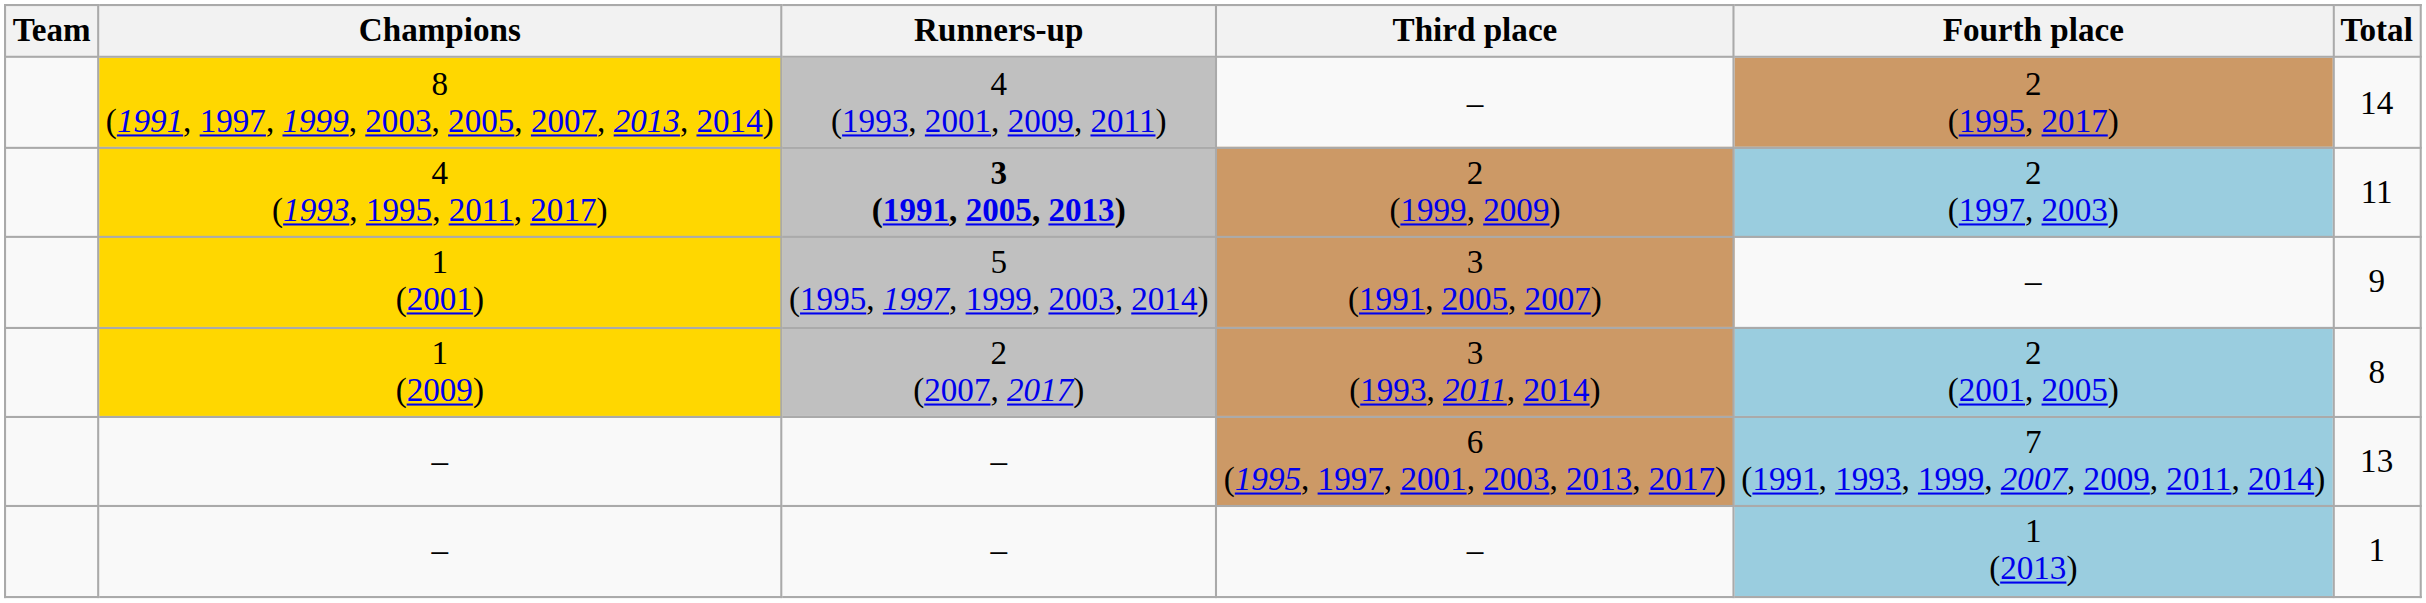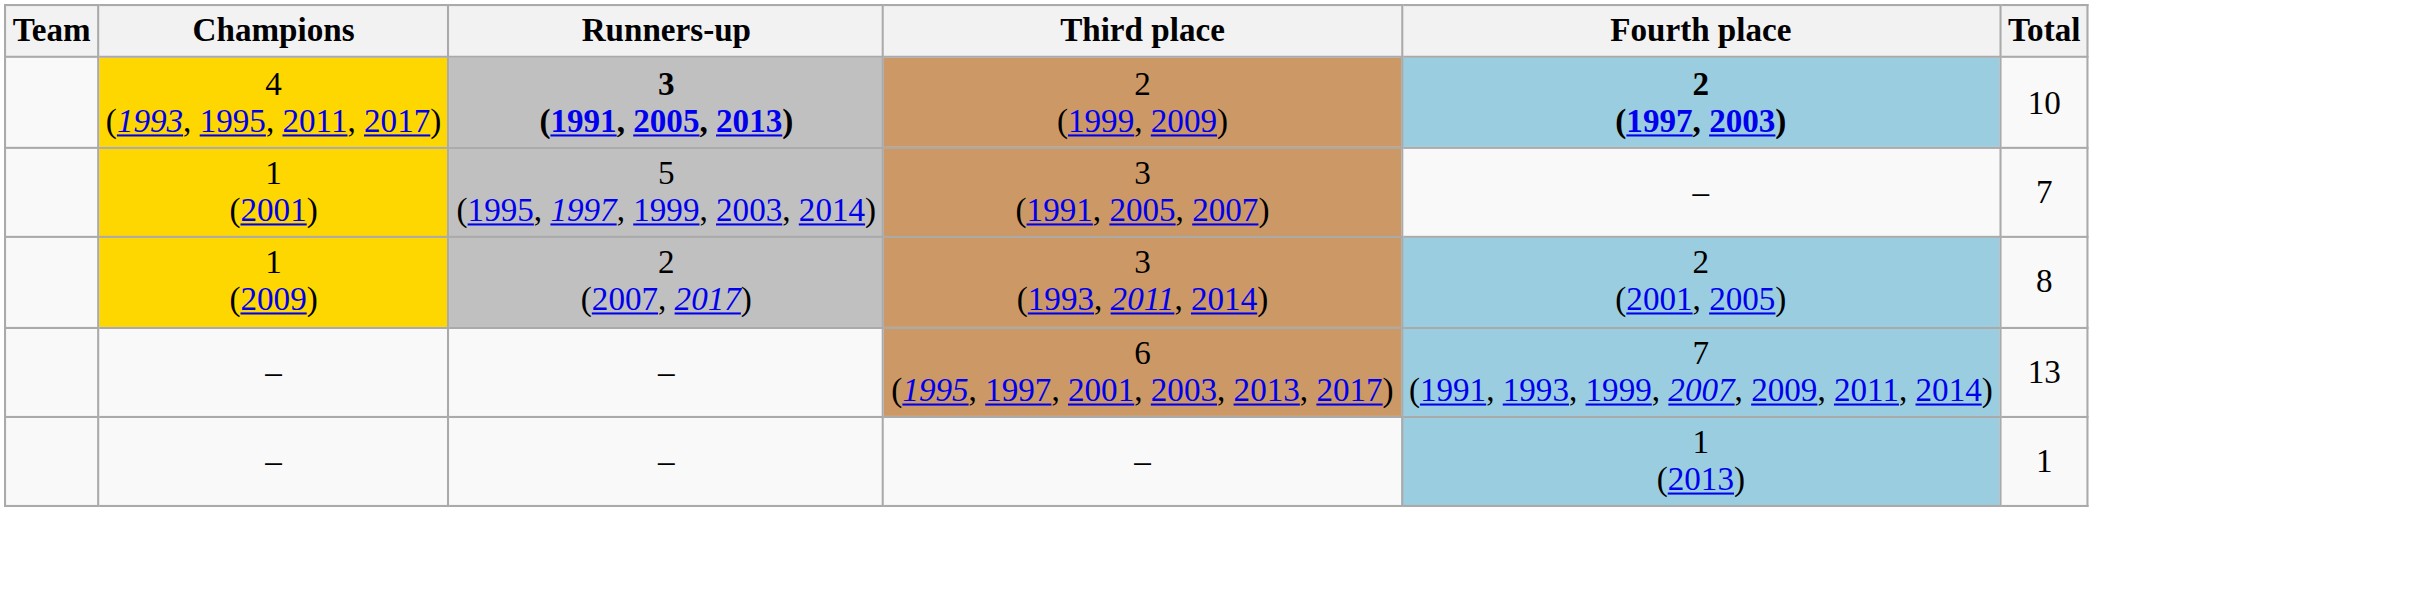- row: (440, 101)
(2033, 191) normal -> (1701, 101) bold
(2377, 191) 11 -> (2044, 101) 10
(2377, 281) 9 -> (2044, 191) 7
